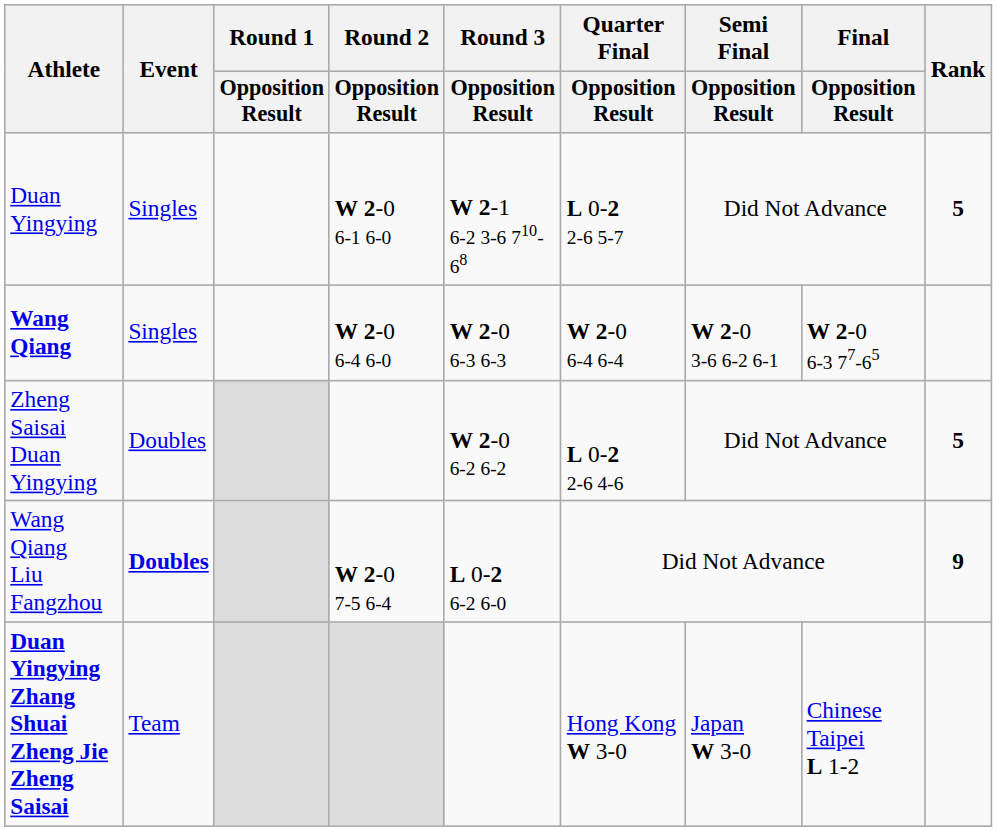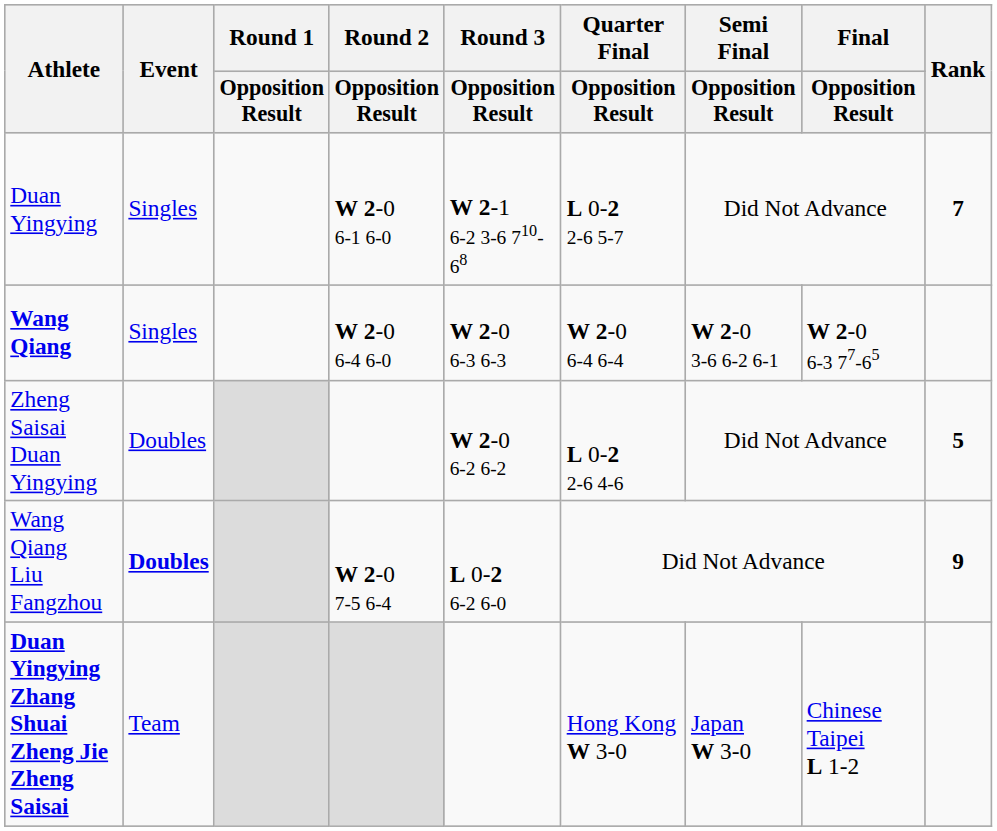(958, 209) 5 -> (958, 209) 7
